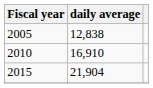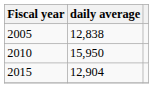(87, 53) 16,910 -> (87, 53) 15,950
(87, 72) 21,904 -> (87, 72) 12,904
